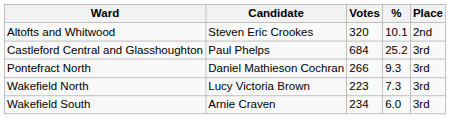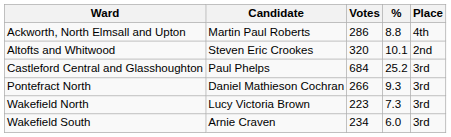+ row: (96, 31)
